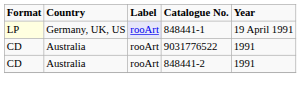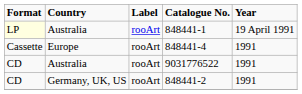(86, 30) Germany, UK, US -> (67, 30) Australia
(145, 30) lavender background -> (146, 30) no background
+ row: (186, 47)
(66, 64) Australia -> (87, 81) Germany, UK, US
